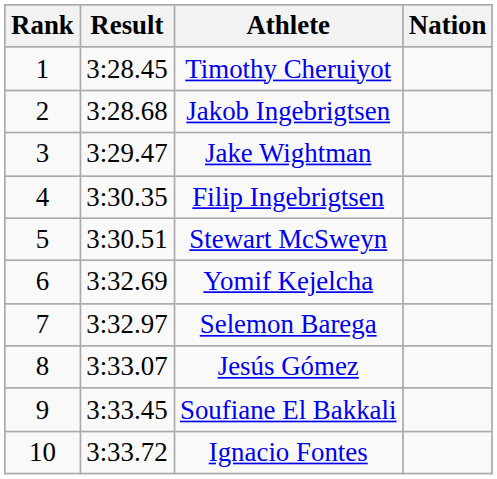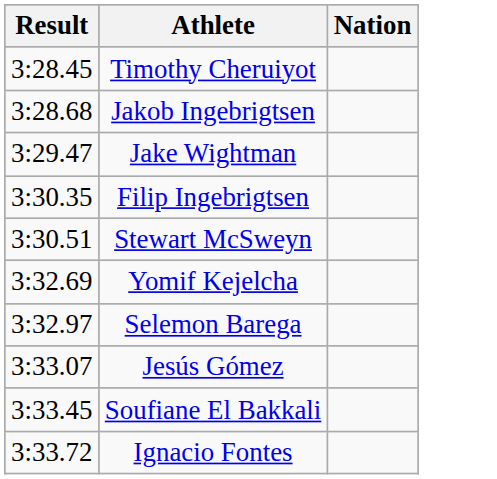- column: (42, 25)
